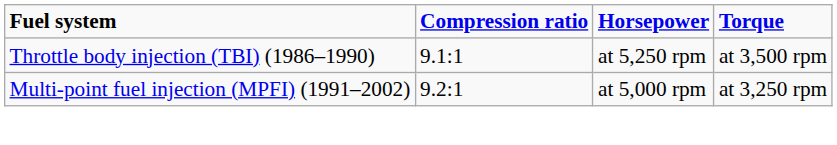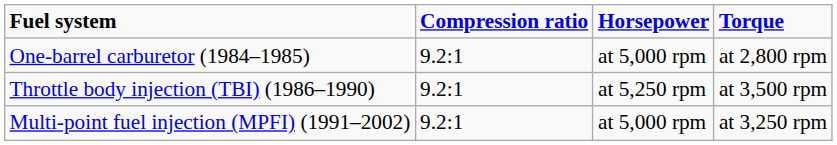+ row: (160, 55)
(442, 55) 9.1:1 -> (442, 88) 9.2:1
